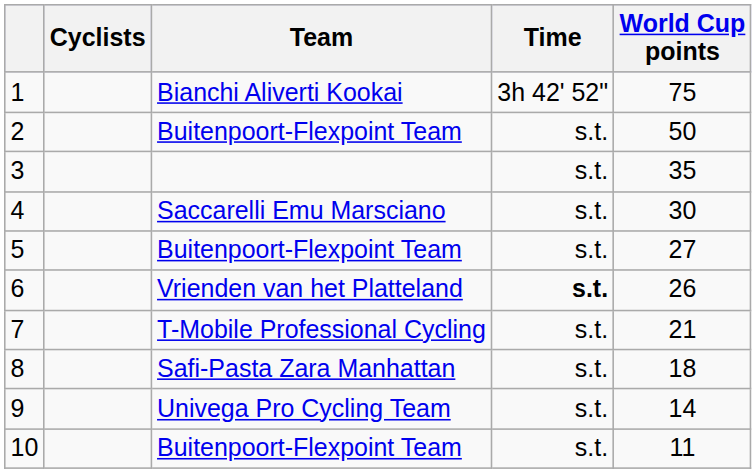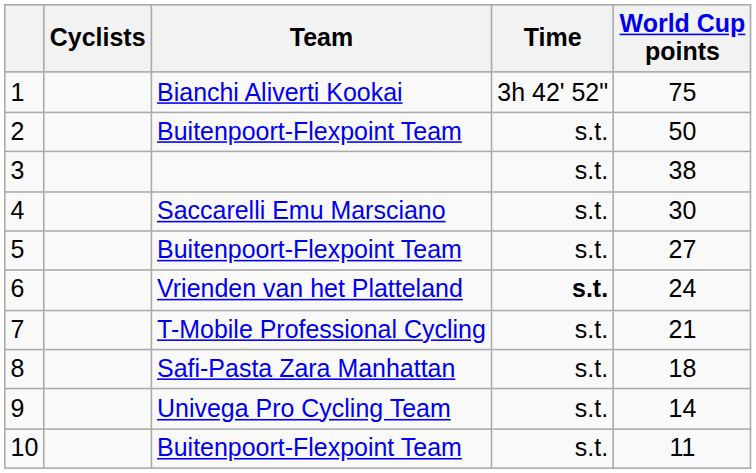(682, 171) 35 -> (682, 171) 38
(682, 289) 26 -> (682, 289) 24
